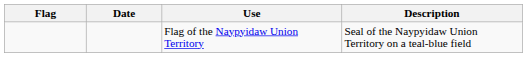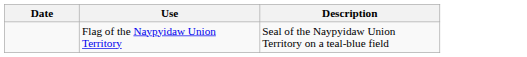- column: (45, 13)
